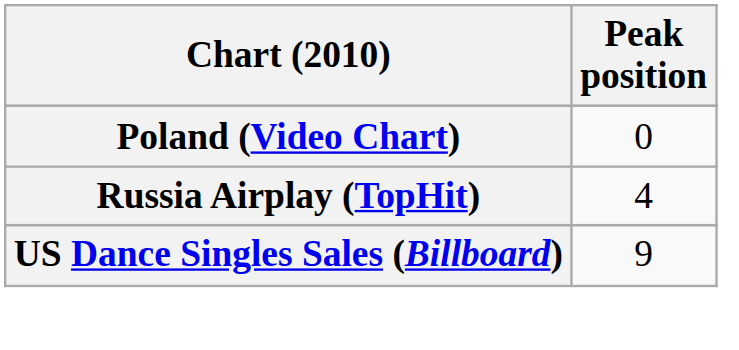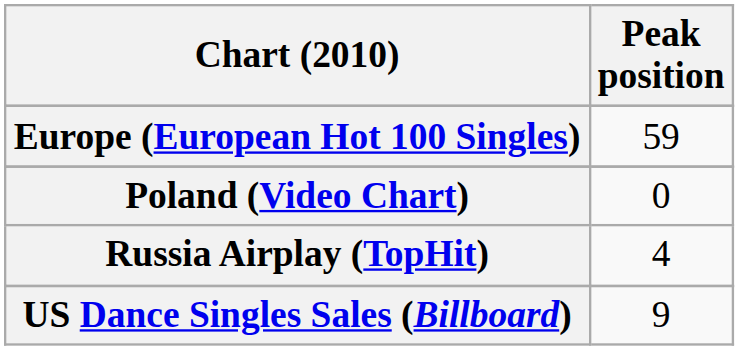+ row: (297, 135)
